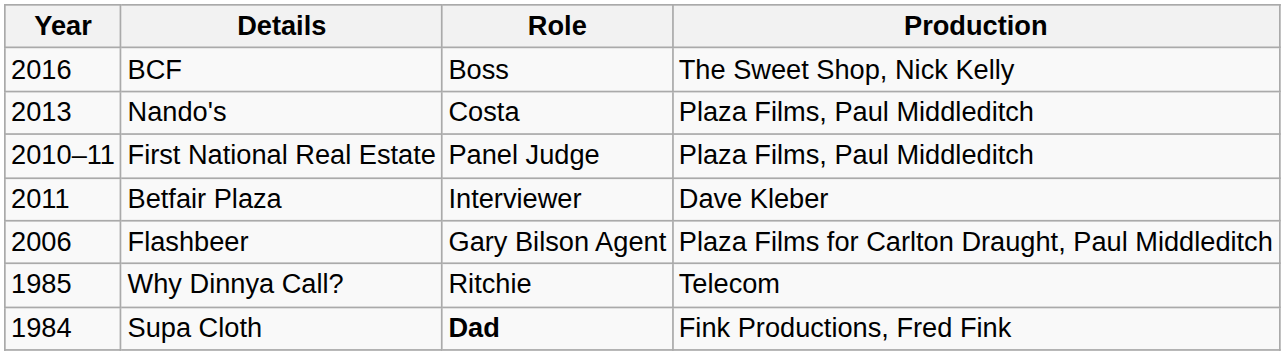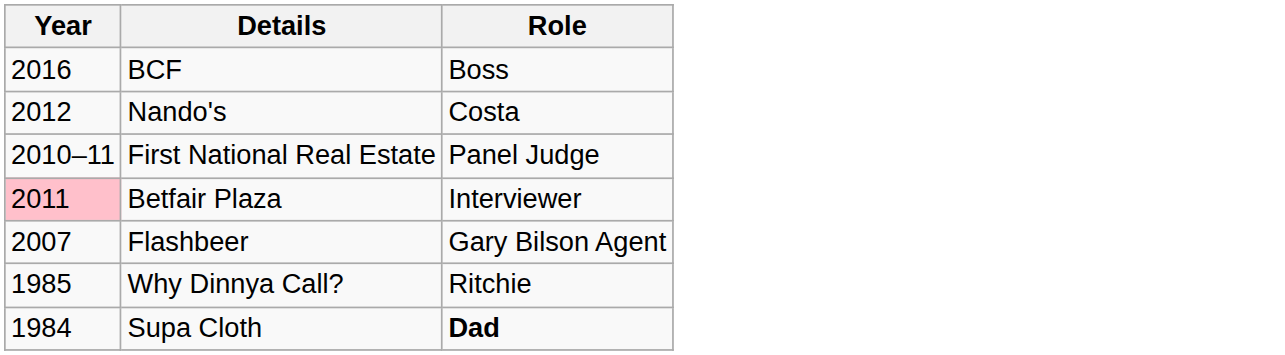- column: (976, 26)
(41, 112) 2013 -> (41, 112) 2012
(40, 198) no background -> (40, 198) pink background
(41, 241) 2006 -> (41, 241) 2007
